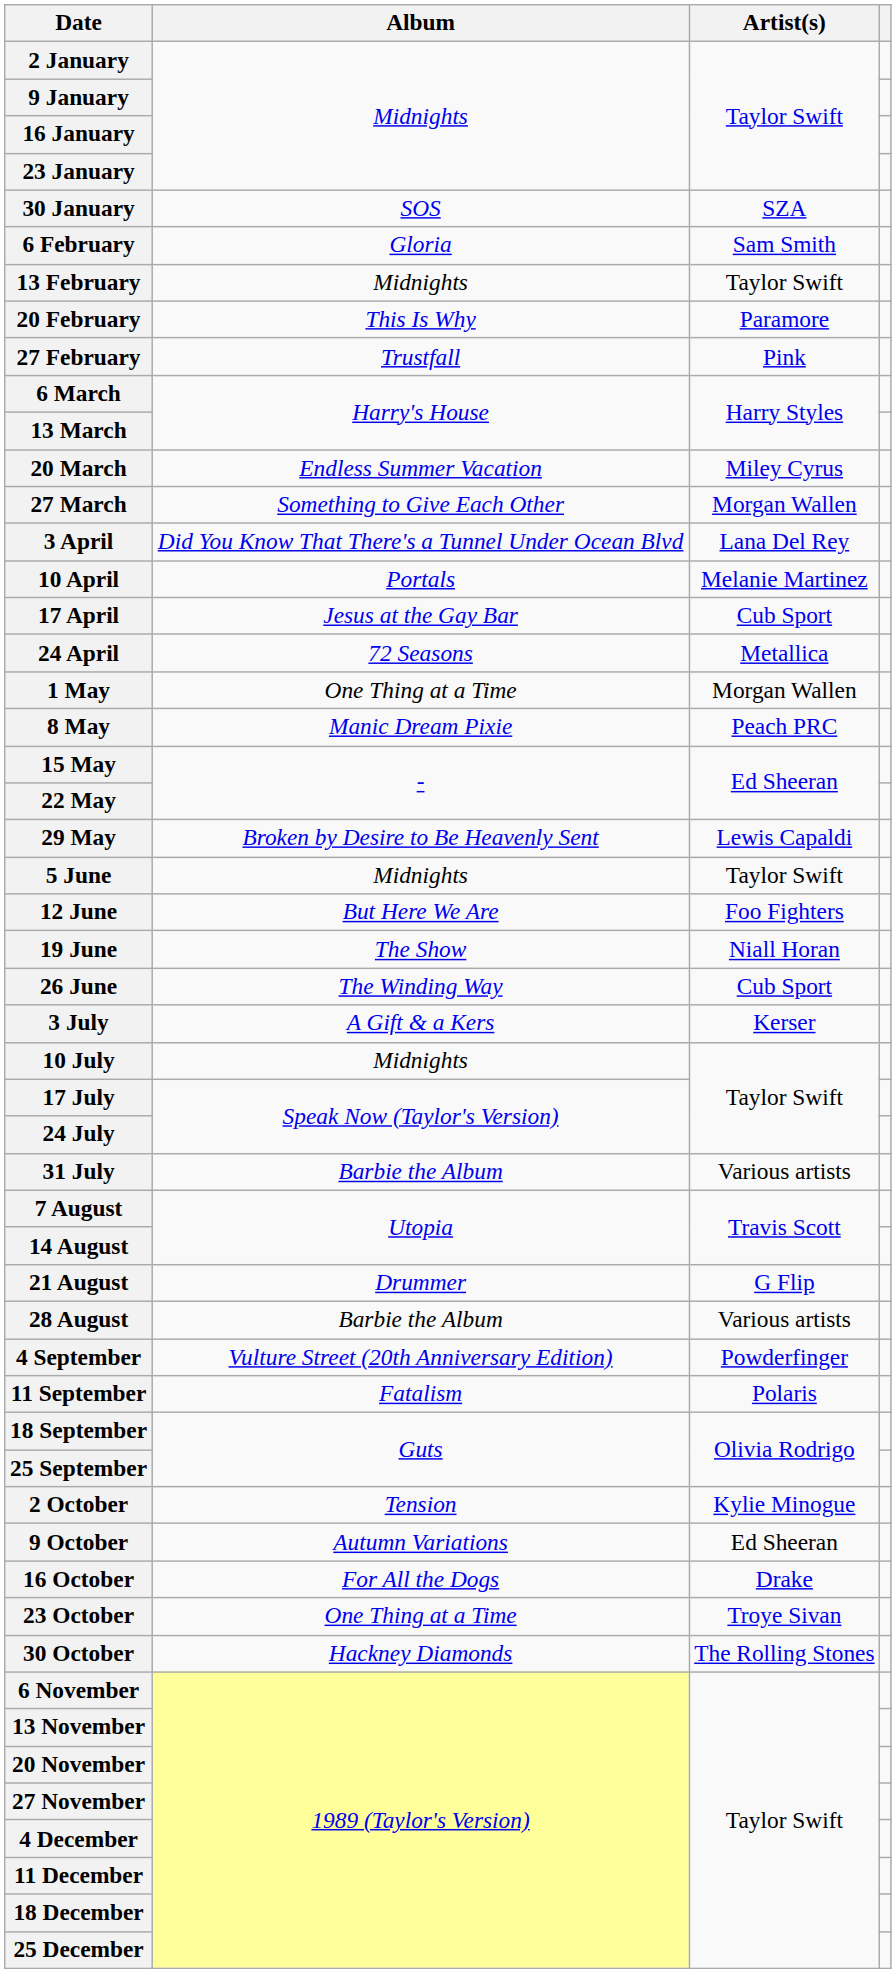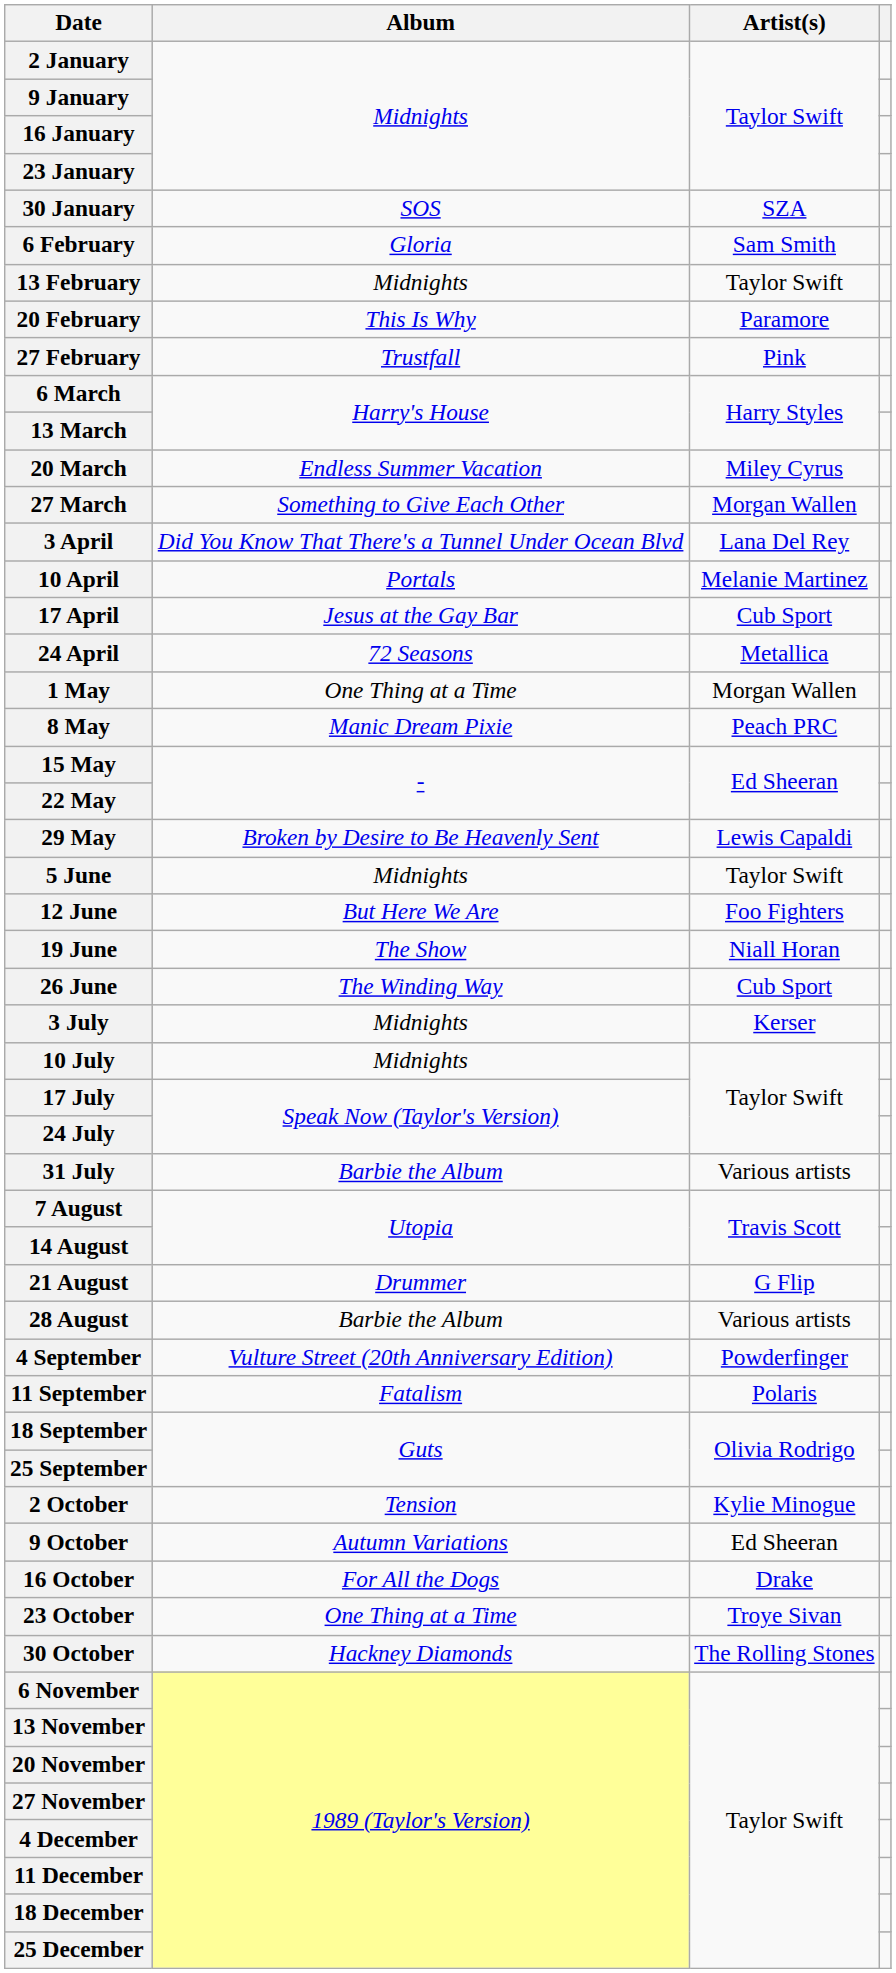(421, 1023) A Gift & a Kers -> (421, 1023) Midnights
